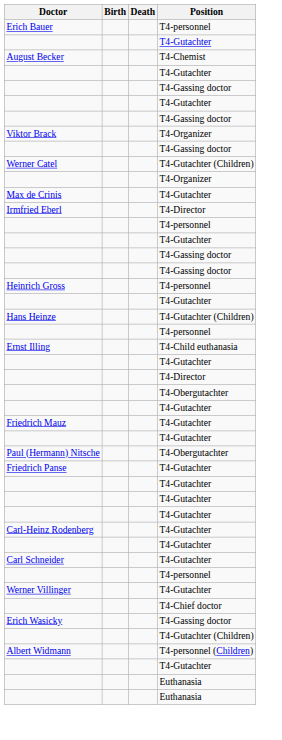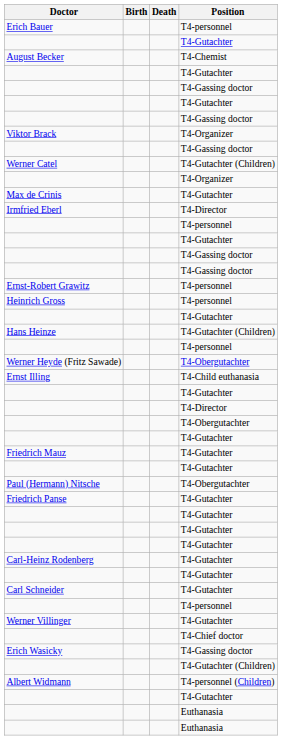+ row: (48, 286)
+ row: (64, 362)
